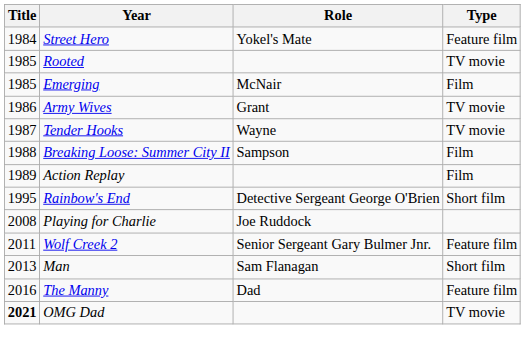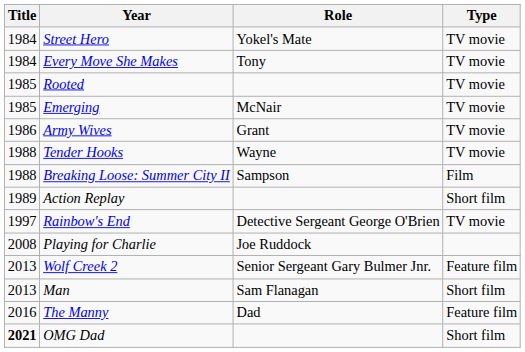(482, 38) Feature film -> (476, 38) TV movie
+ row: (111, 61)
(460, 84) Film -> (476, 107) TV movie
(22, 130) 1987 -> (22, 152) 1988
(460, 175) Film -> (476, 198) Short film
(22, 198) 1995 -> (22, 221) 1997
(476, 198) Short film -> (476, 221) TV movie
(22, 244) 2011 -> (22, 267) 2013
(476, 312) TV movie -> (476, 335) Short film
